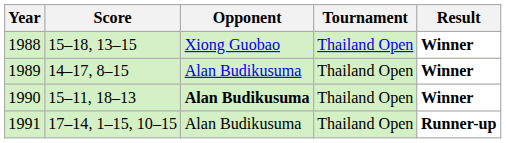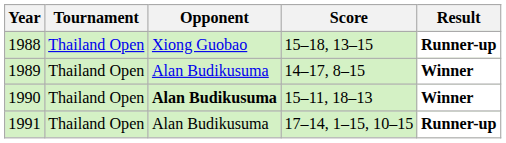columns swapped: (365, 18) <-> (113, 18)
(447, 44) Winner -> (459, 44) Runner-up
